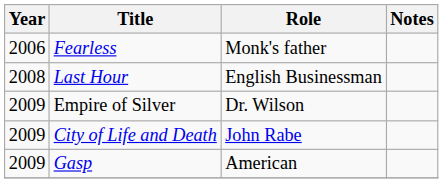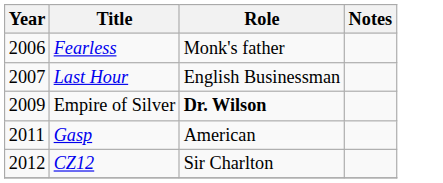(27, 76) 2008 -> (27, 76) 2007
(265, 105) normal -> (225, 105) bold
- row: (135, 134)
(27, 163) 2009 -> (27, 134) 2011
+ row: (74, 163)
